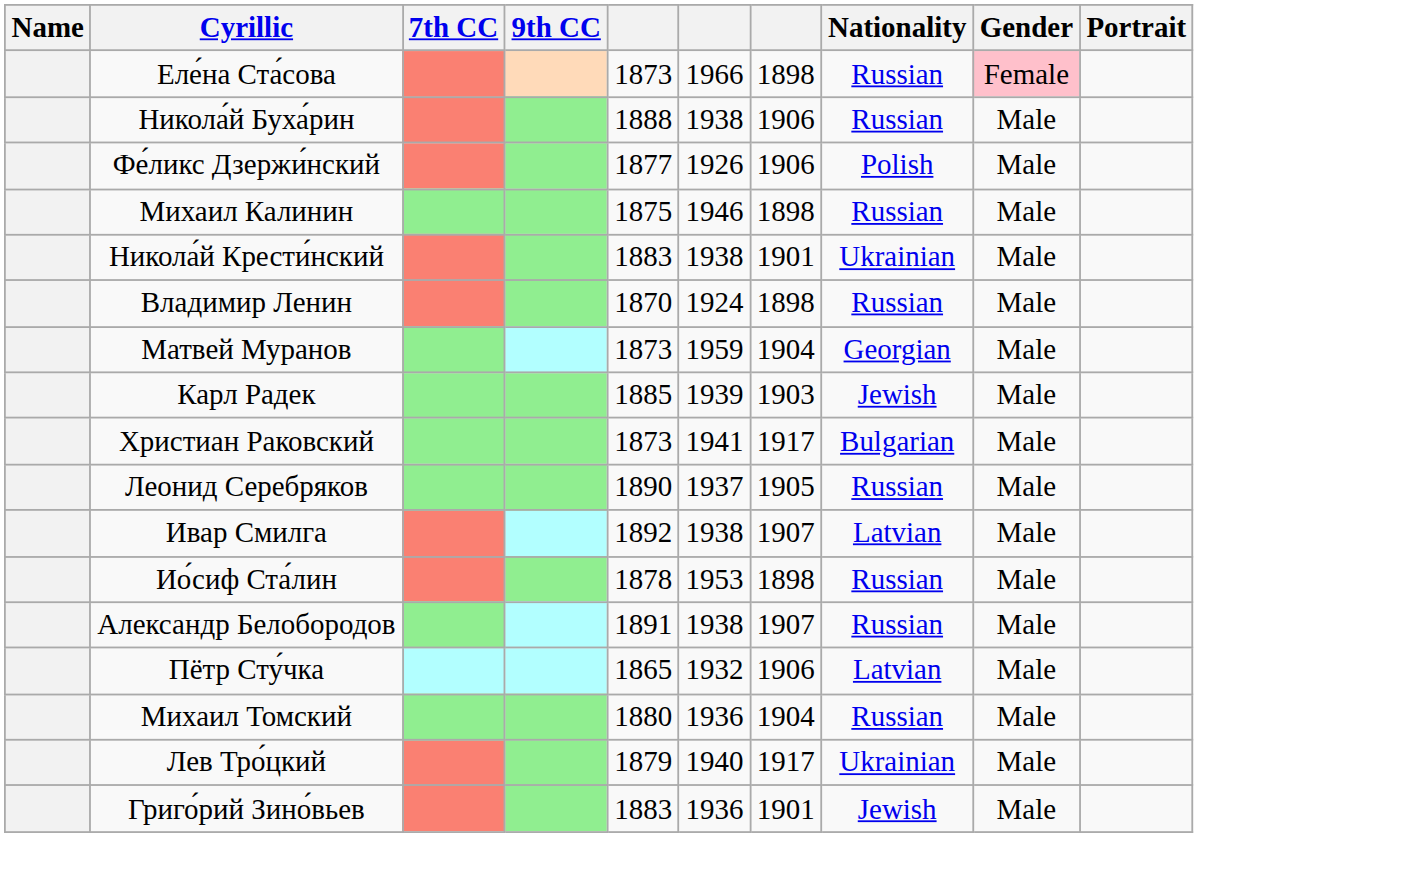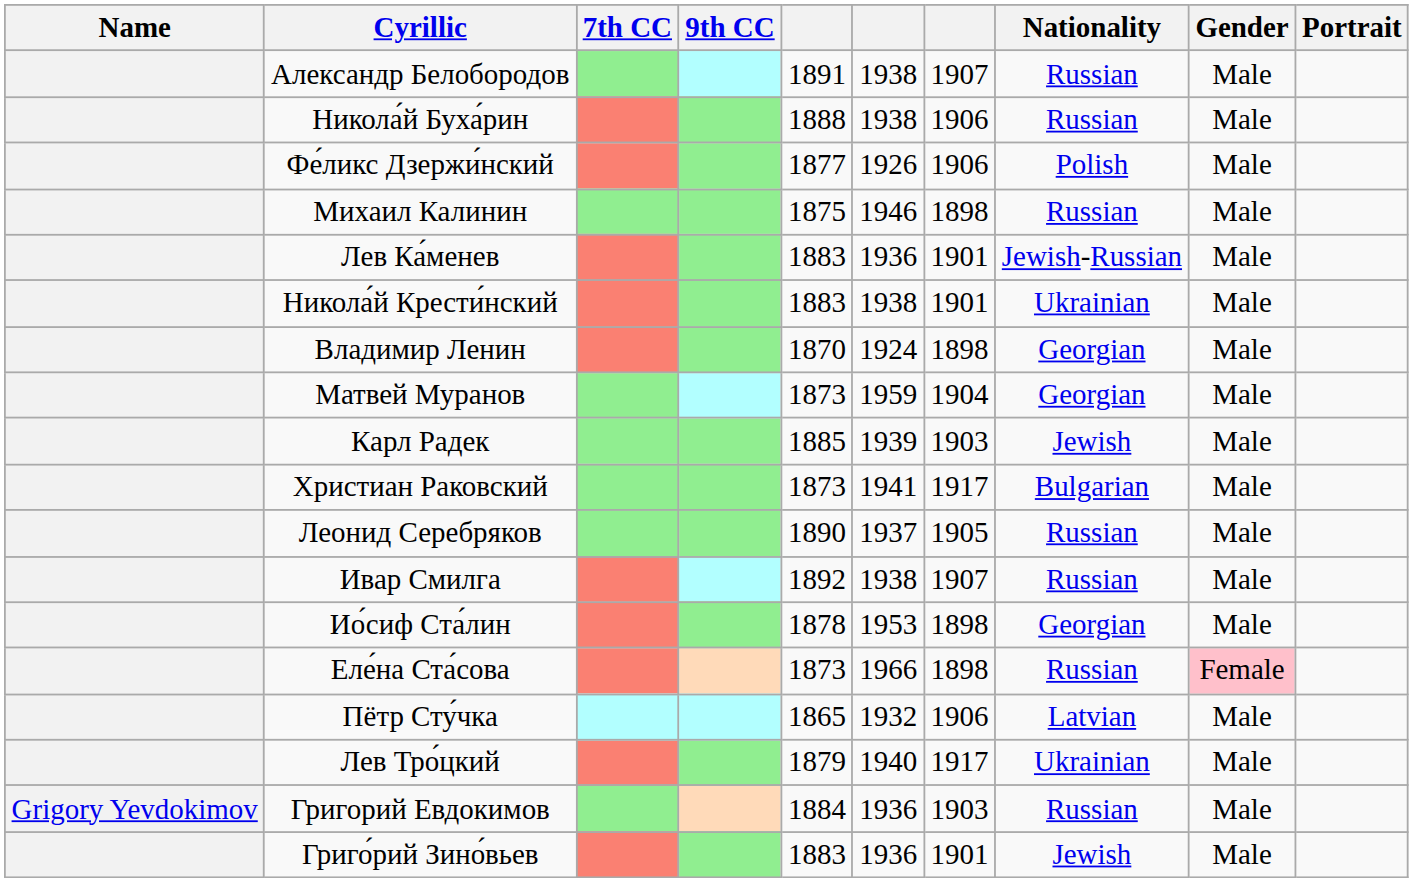rows swapped: (246, 624) <-> (246, 73)
+ row: (420, 257)
(897, 303) Russian -> (1092, 348) Georgian
(897, 532) Latvian -> (1092, 578) Russian
(897, 578) Russian -> (1092, 624) Georgian
- row: (246, 716)
+ row: (420, 808)
